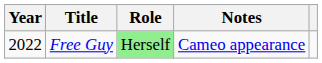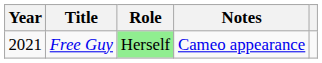(25, 44) 2022 -> (25, 44) 2021
